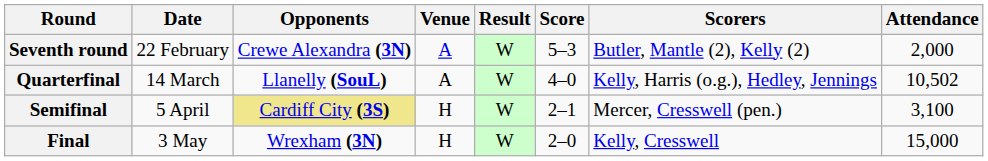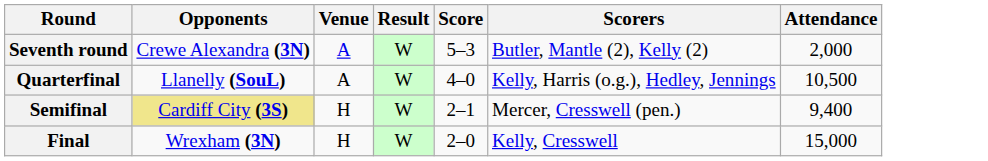- column: (183, 19)
(932, 79) 10,502 -> (831, 79) 10,500
(932, 110) 3,100 -> (831, 110) 9,400
